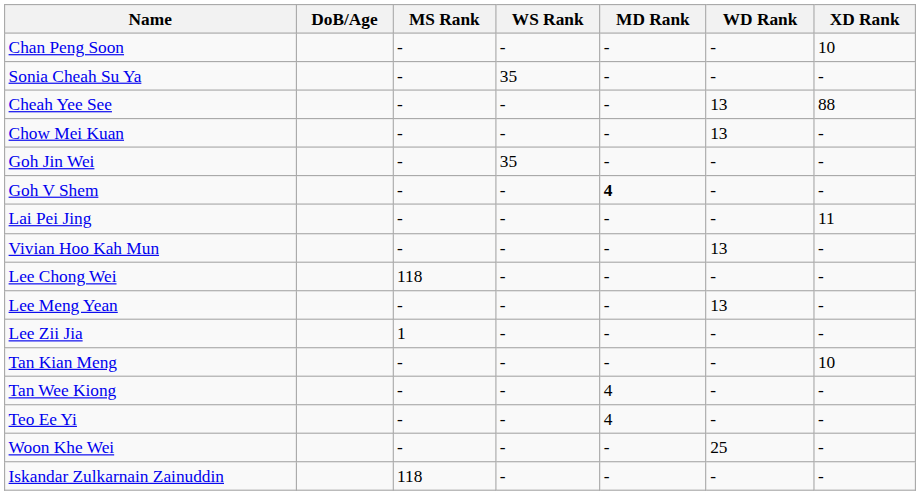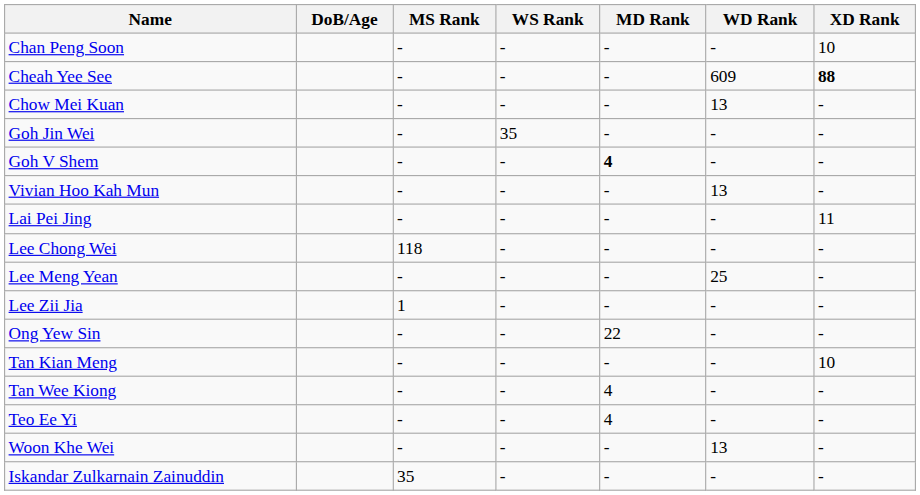- row: (75, 76)
(719, 104) 13 -> (723, 76) 609
(827, 104) normal -> (827, 76) bold
rows swapped: (84, 247) <-> (50, 218)
(719, 304) 13 -> (719, 276) 25
+ row: (55, 333)
(719, 447) 25 -> (719, 447) 13
(410, 476) 118 -> (406, 476) 35
